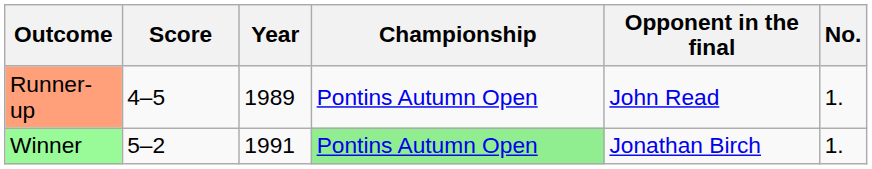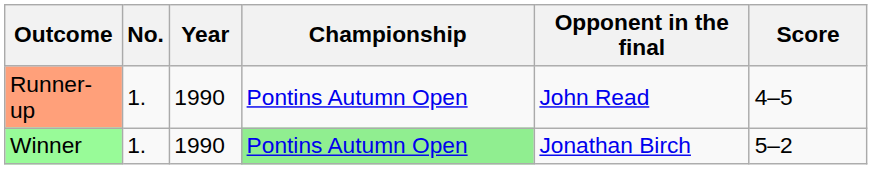columns swapped: (843, 35) <-> (181, 35)
(270, 96) 1989 -> (200, 96) 1990
(270, 145) 1991 -> (200, 145) 1990
